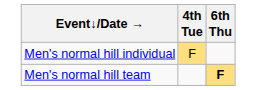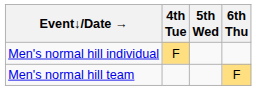+ column: (206, 23)
(220, 75) bold -> (237, 75) normal
